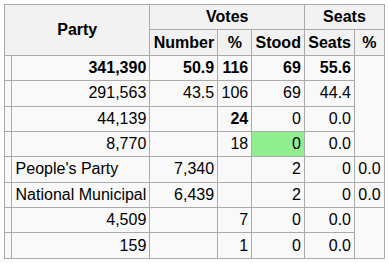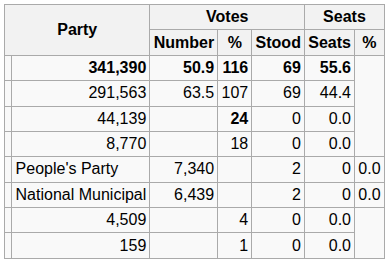(199, 93) 43.5 -> (199, 93) 63.5
(235, 93) 106 -> (235, 93) 107
(296, 144) lightgreen background -> (296, 144) no background
(244, 220) 7 -> (244, 220) 4
